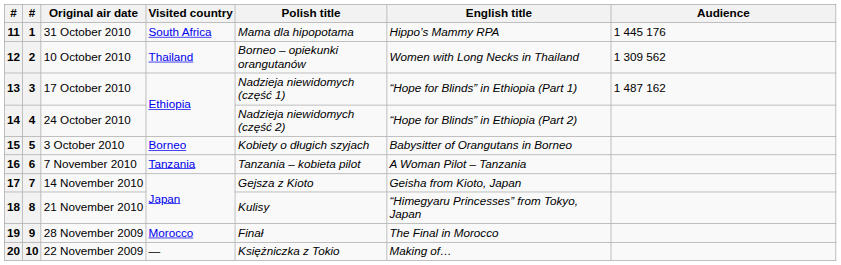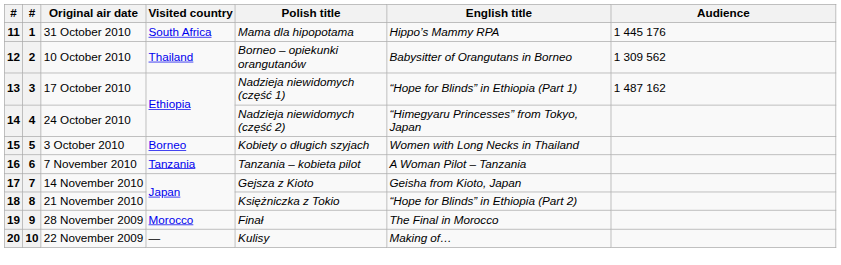(484, 57) Women with Long Necks in Thailand -> (481, 57) Babysitter of Orangutans in Borneo
(483, 120) “Hope for Blinds” in Ethiopia (Part 2) -> (484, 120) “Himegyaru Princesses” from Tokyo, Japan
(481, 145) Babysitter of Orangutans in Borneo -> (484, 145) Women with Long Necks in Thailand
(254, 207) Kulisy -> (289, 201) Księżniczka z Tokio
(484, 207) “Himegyaru Princesses” from Tokyo, Japan -> (483, 201) “Hope for Blinds” in Ethiopia (Part 2)
(289, 251) Księżniczka z Tokio -> (254, 238) Kulisy
